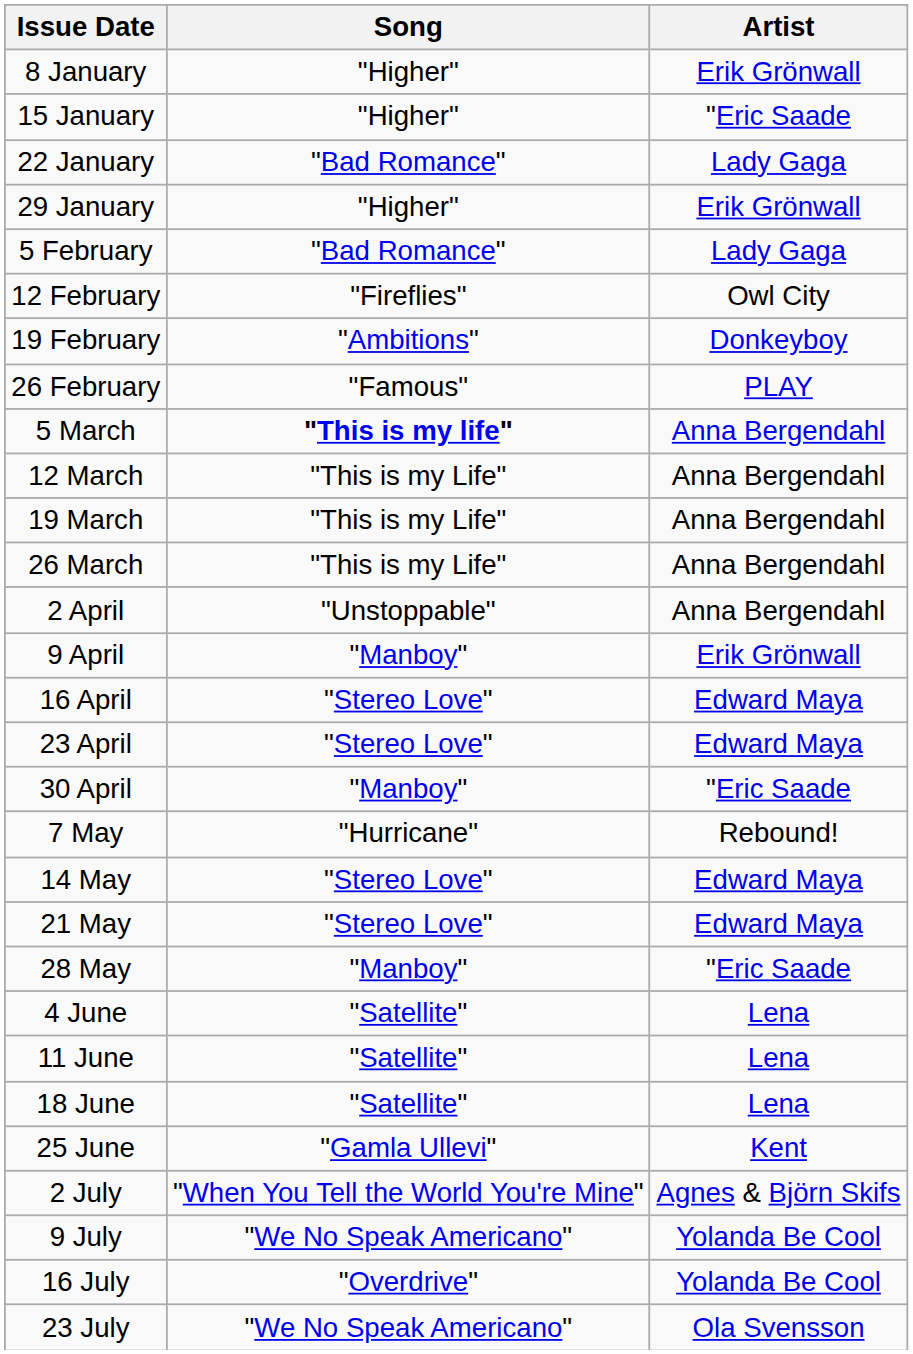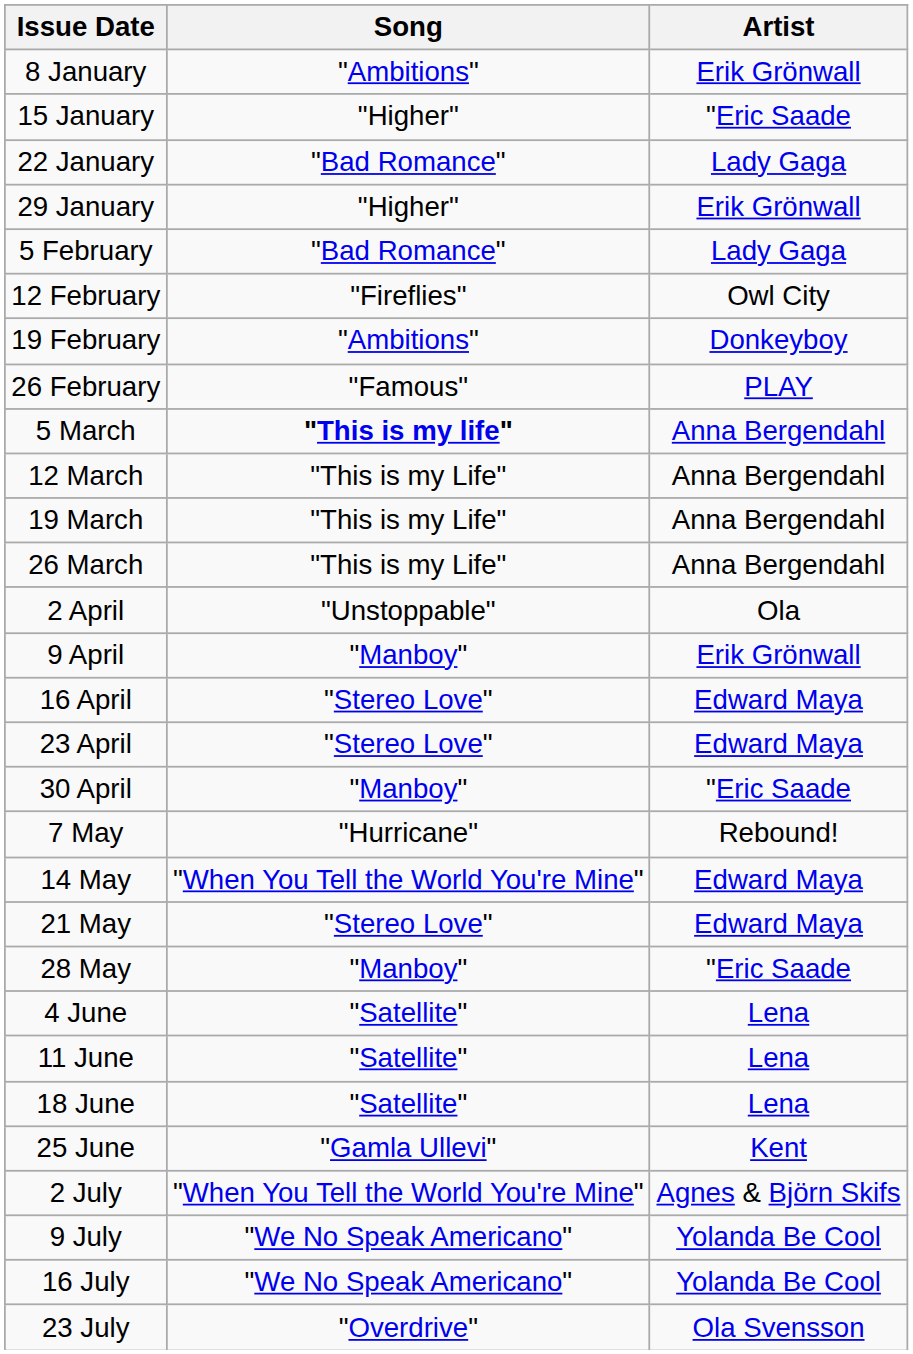(408, 71) "Higher" -> (408, 71) "Ambitions"
(779, 609) Anna Bergendahl -> (779, 609) Ola
(408, 878) "Stereo Love" -> (408, 878) "When You Tell the World You're Mine"
(408, 1281) "Overdrive" -> (408, 1281) "We No Speak Americano"
(408, 1326) "We No Speak Americano" -> (408, 1326) "Overdrive"
